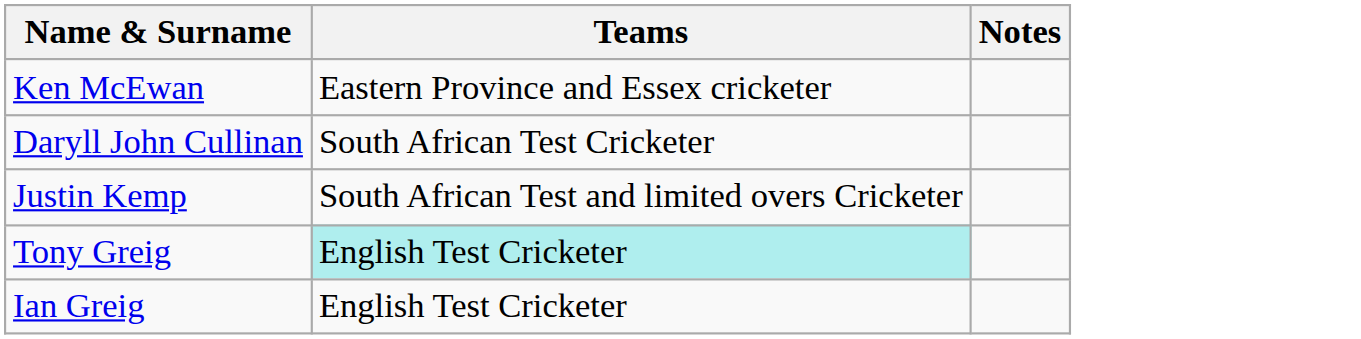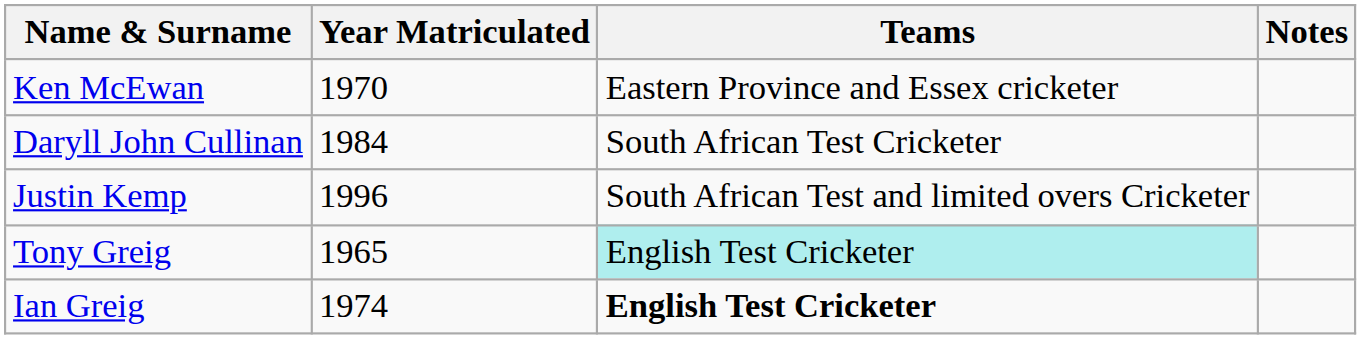+ column: (454, 31)
(473, 305) normal -> (771, 305) bold
